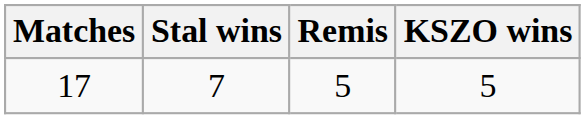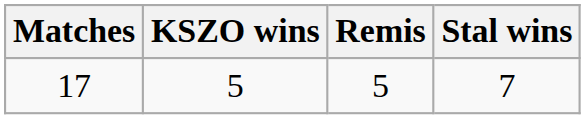columns swapped: (216, 31) <-> (488, 31)
